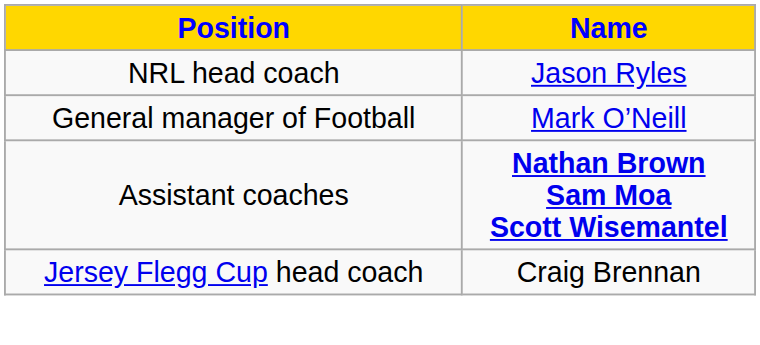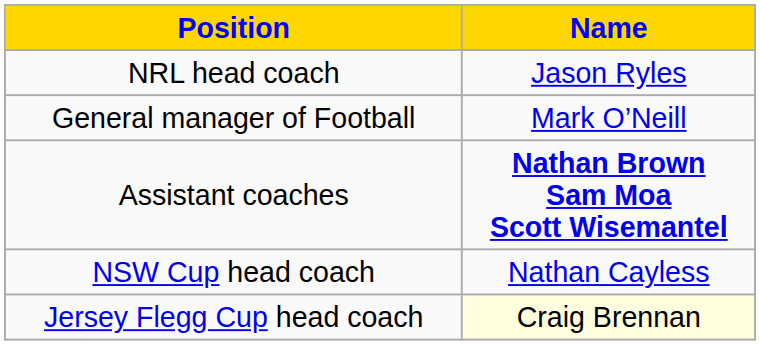+ row: (234, 273)
(609, 273) no background -> (609, 318) lightyellow background
